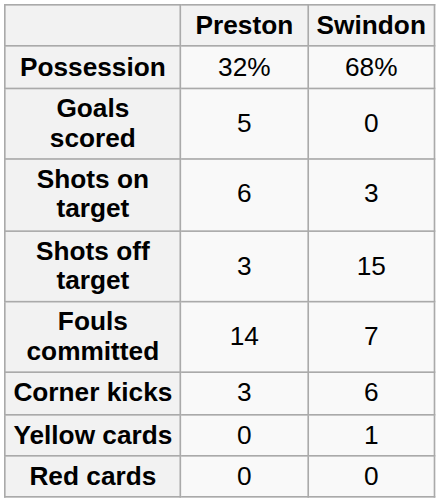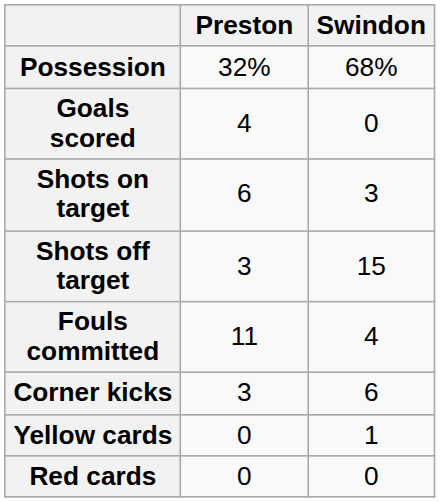(244, 123) 5 -> (244, 123) 4
(244, 336) 14 -> (244, 336) 11
(371, 336) 7 -> (371, 336) 4
